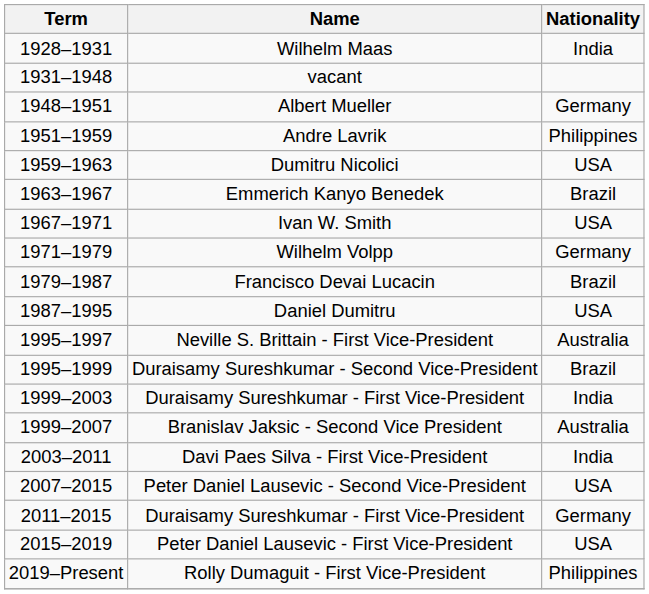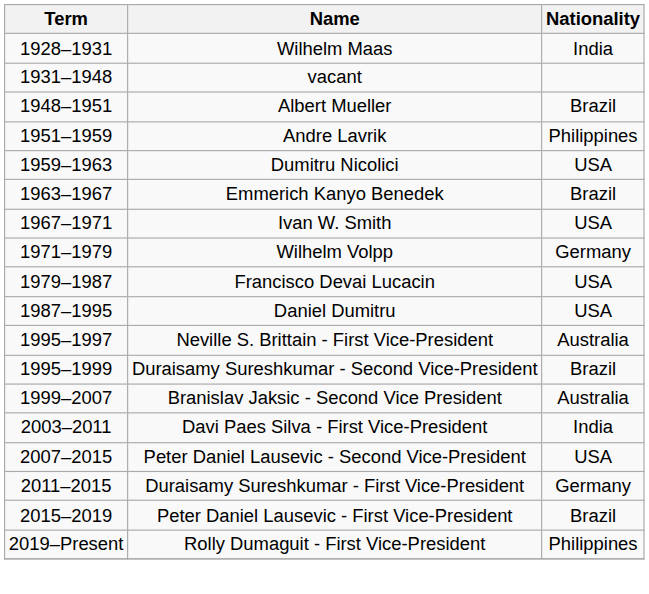(593, 106) Germany -> (593, 106) Brazil
(593, 281) Brazil -> (593, 281) USA
- row: (66, 398)
(593, 544) USA -> (593, 515) Brazil
